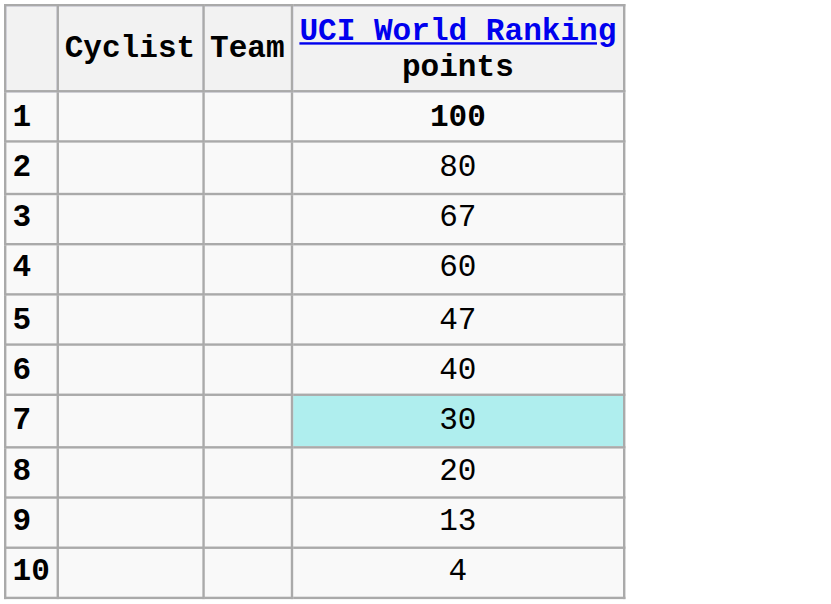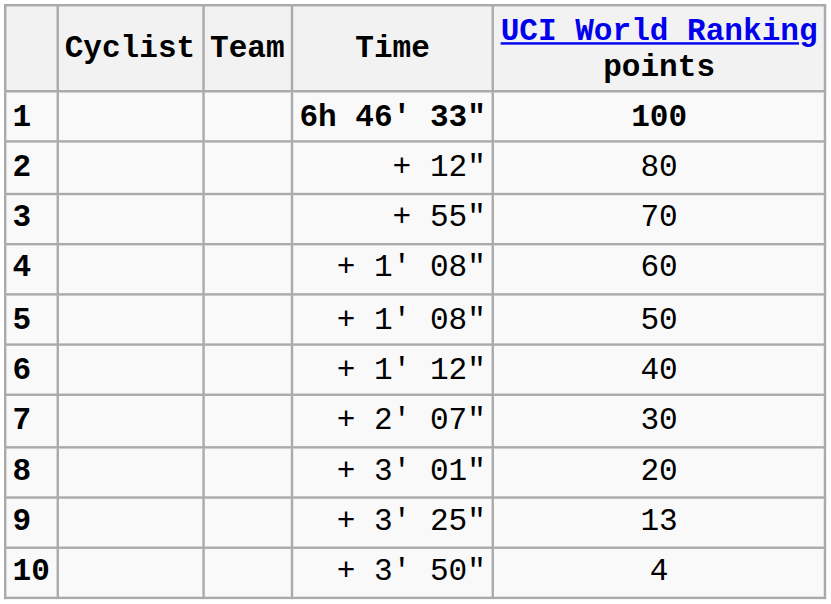+ column: (393, 48)
(458, 218) 67 -> (659, 218) 70
(458, 320) 47 -> (659, 320) 50
(458, 421) paleturquoise background -> (659, 421) no background
